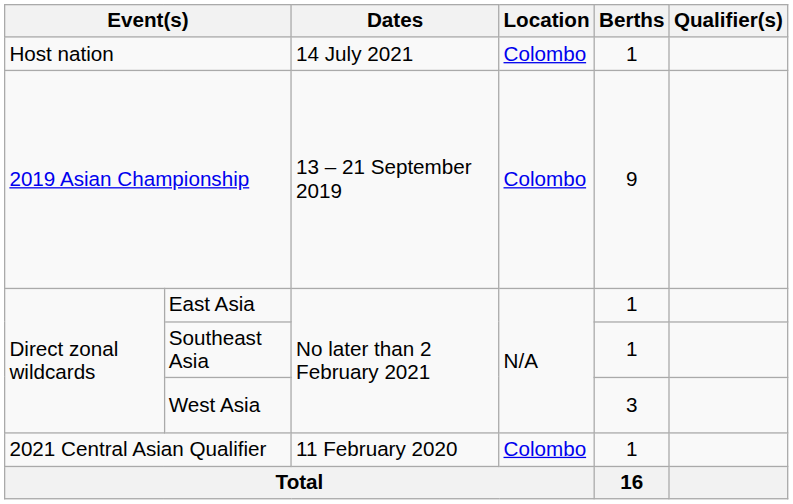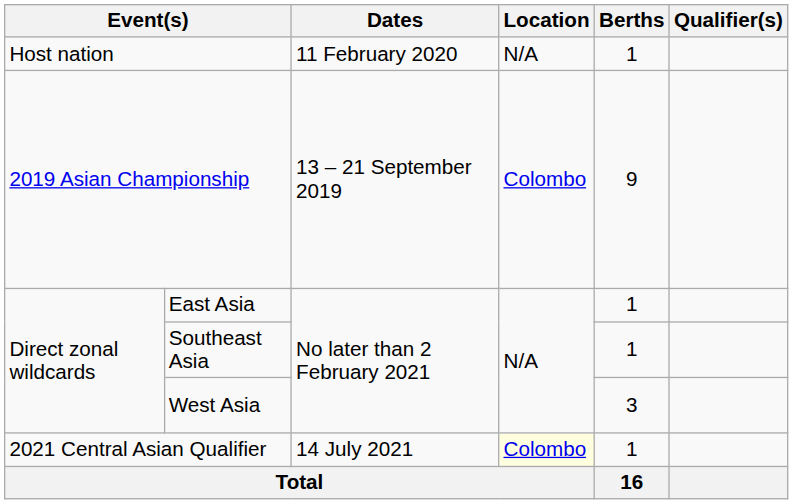(355, 53) 14 July 2021 -> (377, 53) 11 February 2020
(545, 53) Colombo -> (521, 53) N/A
(377, 449) 11 February 2020 -> (355, 449) 14 July 2021
(545, 449) no background -> (545, 449) lightyellow background
